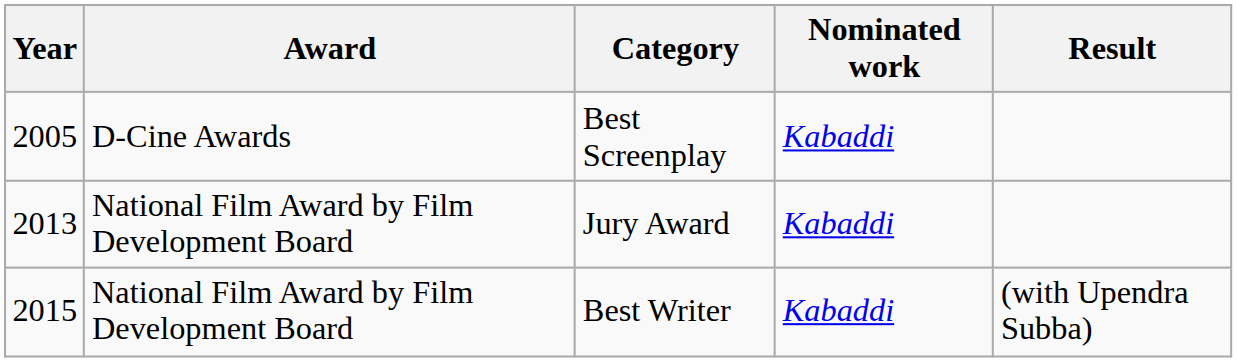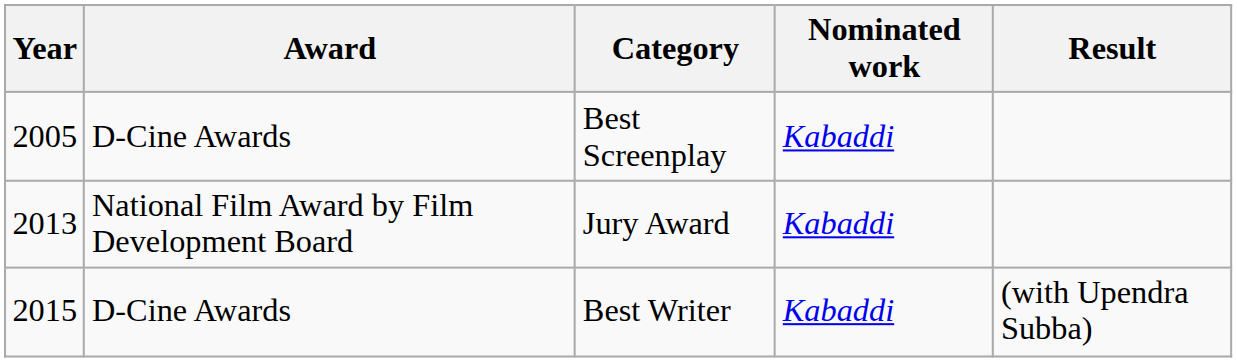(283, 311) National Film Award by Film Development Board -> (191, 311) D-Cine Awards
